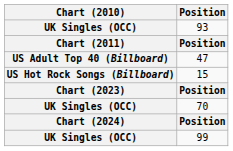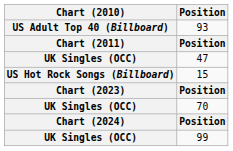(91, 28) UK Singles (OCC) -> (91, 28) US Adult Top 40 (Billboard)
(91, 59) US Adult Top 40 (Billboard) -> (91, 59) UK Singles (OCC)
